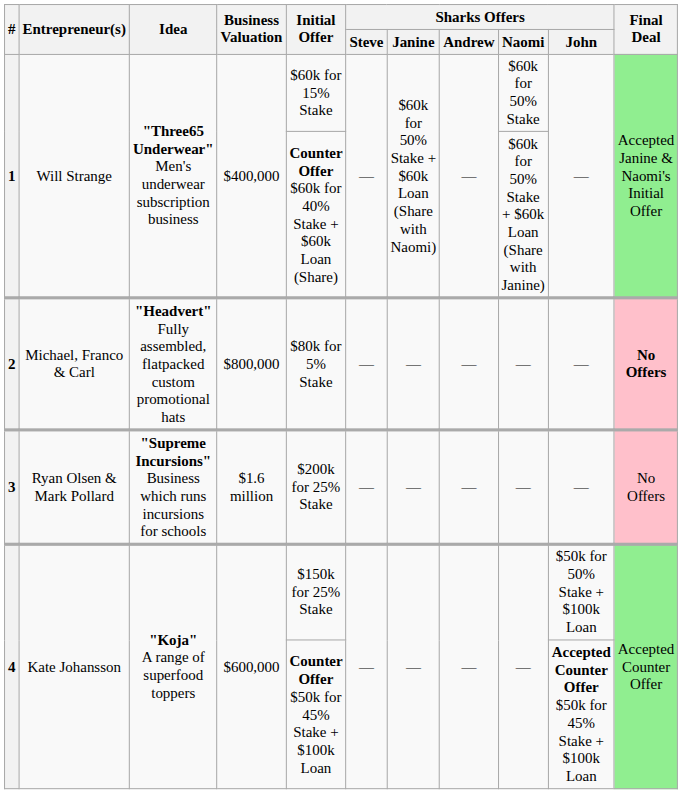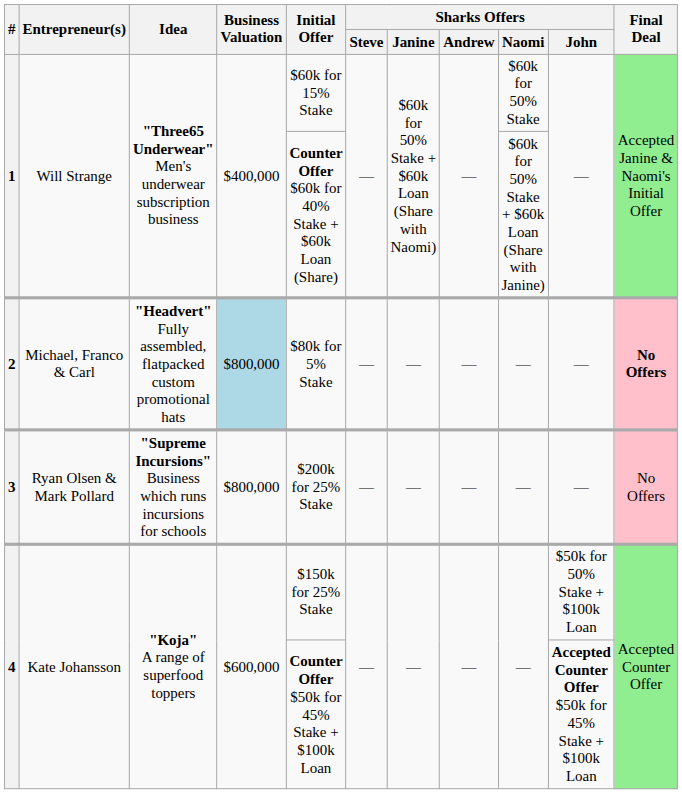(252, 364) no background -> (252, 364) lightblue background
(252, 487) $1.6 million -> (252, 487) $800,000
